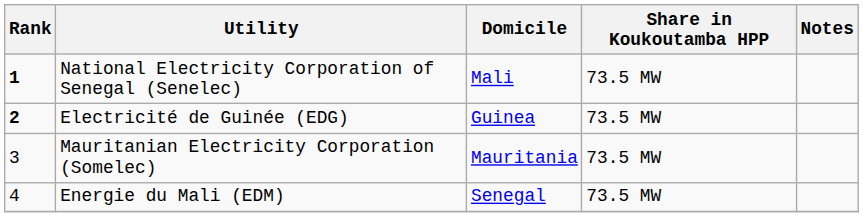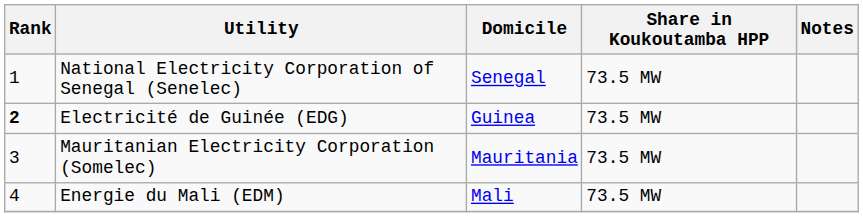(14, 79) bold -> (14, 79) normal
(492, 79) Mali -> (508, 79) Senegal
(508, 197) Senegal -> (492, 197) Mali
